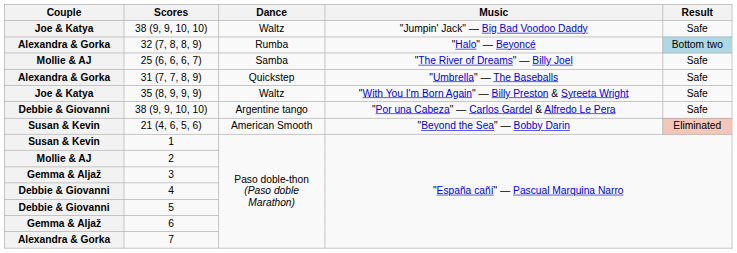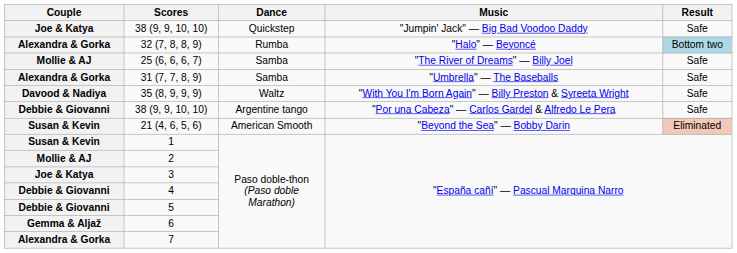(272, 28) Waltz -> (272, 28) Quickstep
(272, 77) Quickstep -> (272, 77) Samba
(64, 93) Joe & Katya -> (64, 93) Davood & Nadiya
(64, 175) Gemma & Aljaž -> (64, 175) Joe & Katya
